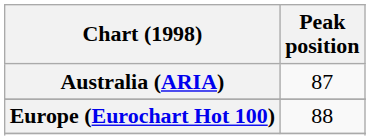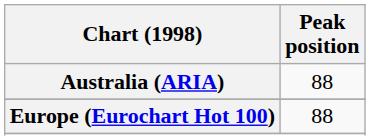(322, 81) 87 -> (322, 81) 88
